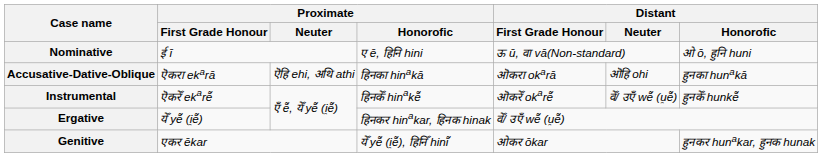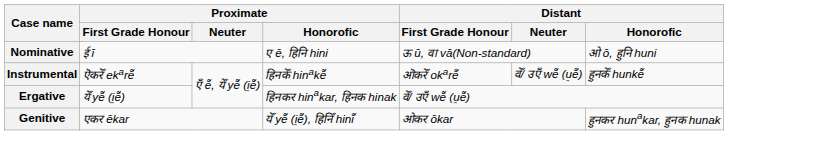- row: (81, 74)
